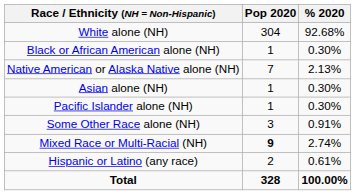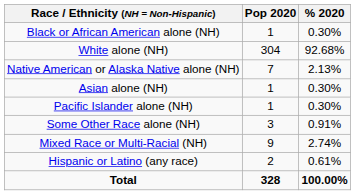rows swapped: (123, 32) <-> (123, 50)
(270, 143) bold -> (270, 143) normal
